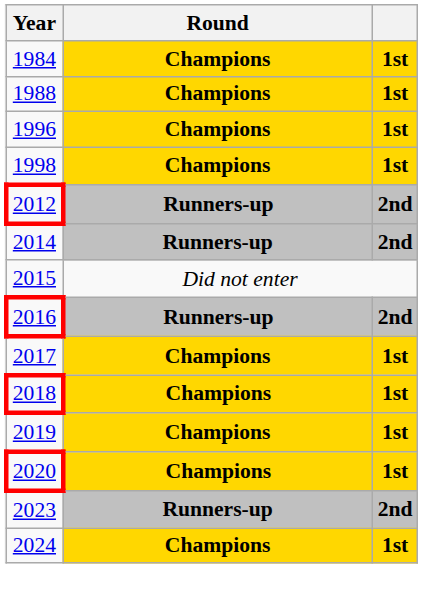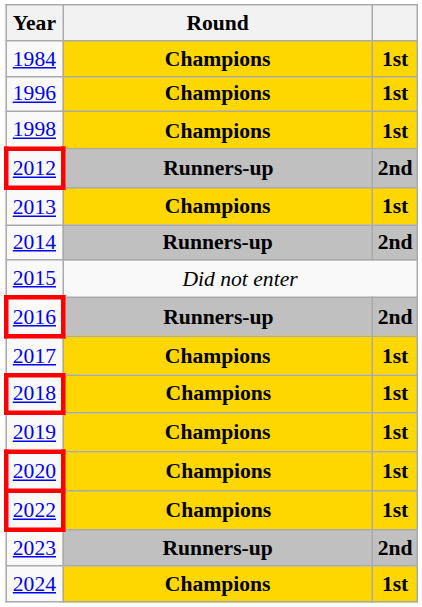- row: (34, 93)
+ row: (34, 206)
+ row: (34, 509)
